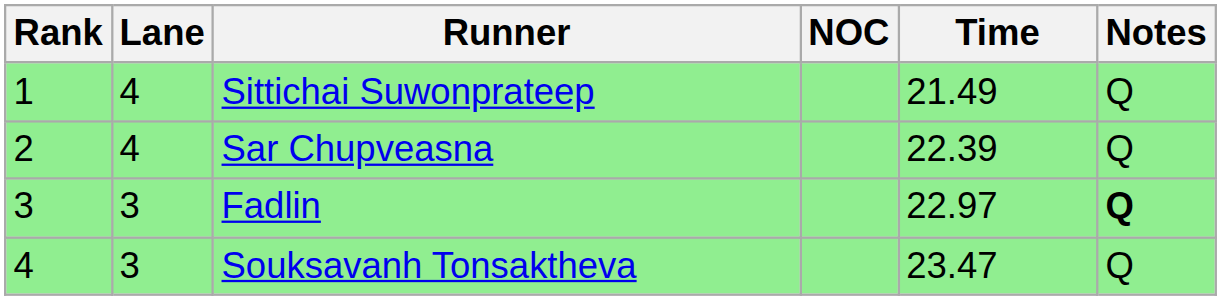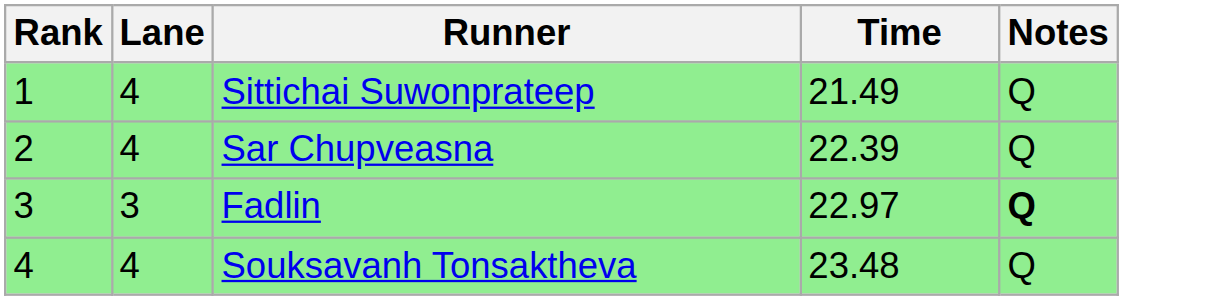- column: (849, 33)
(130, 264) 3 -> (130, 264) 4
(952, 264) 23.47 -> (854, 264) 23.48
